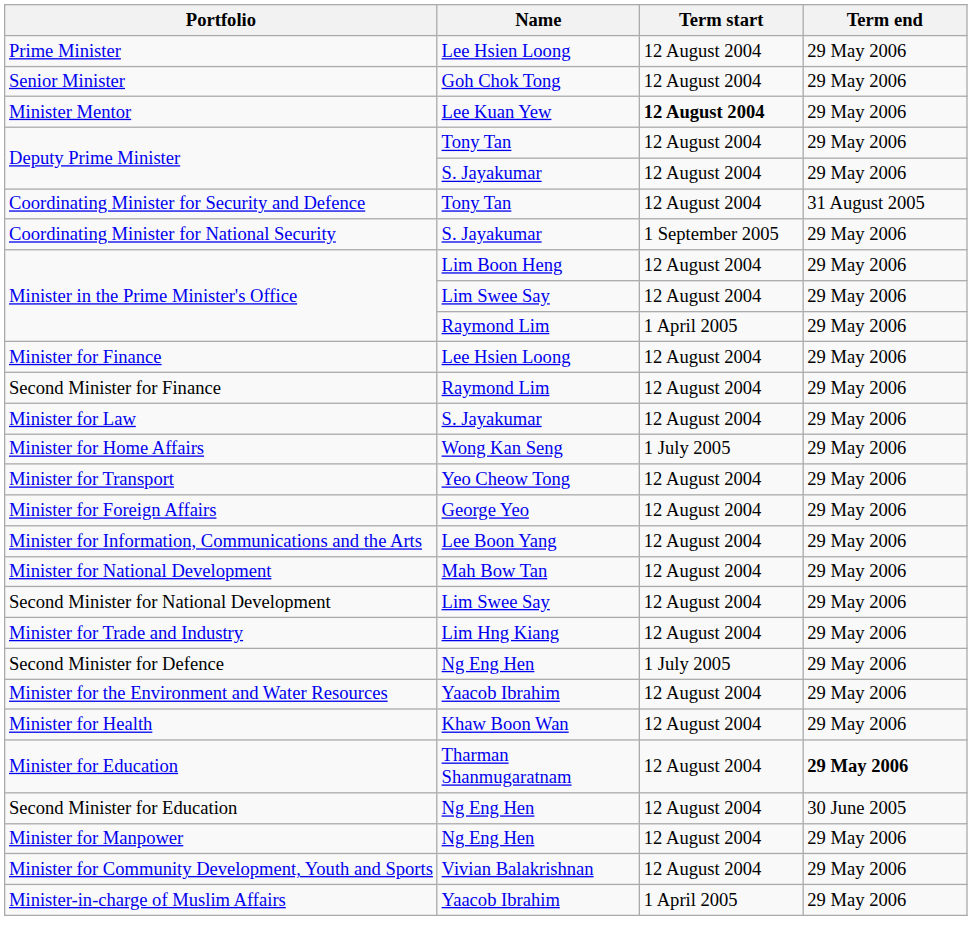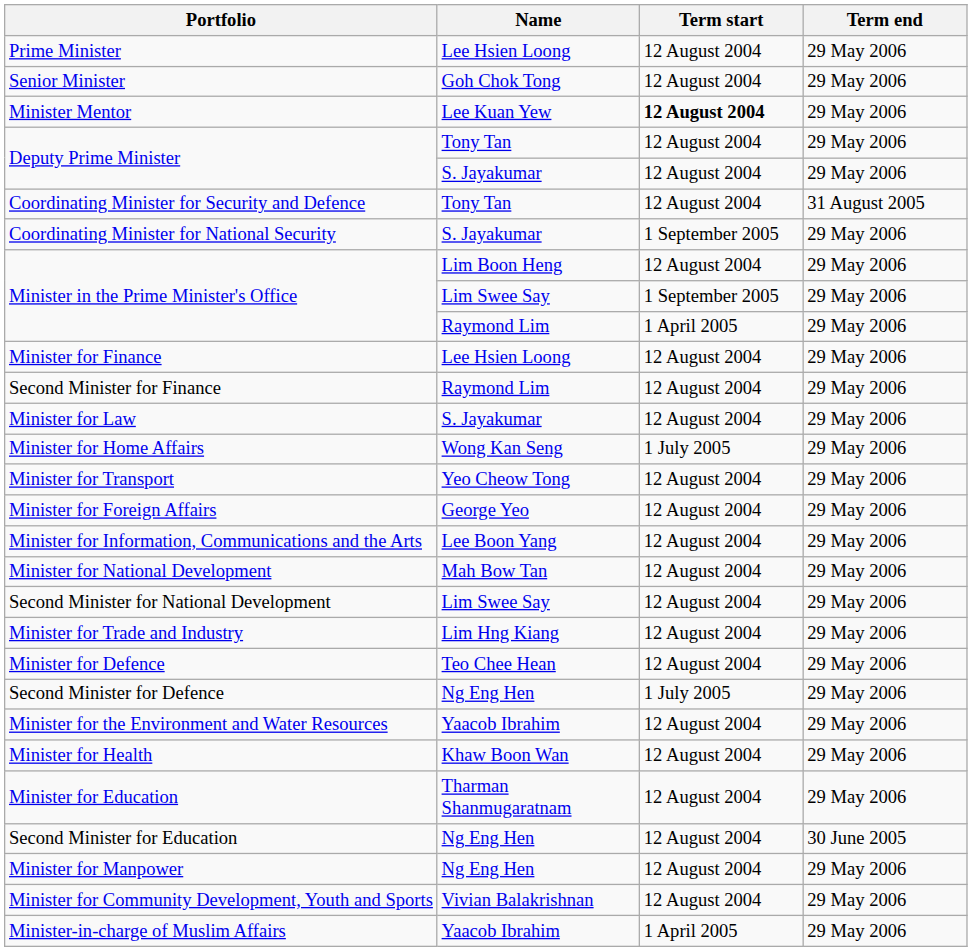(703, 295) 12 August 2004 -> (711, 295) 1 September 2005
+ row: (87, 663)
(858, 766) bold -> (857, 797) normal
